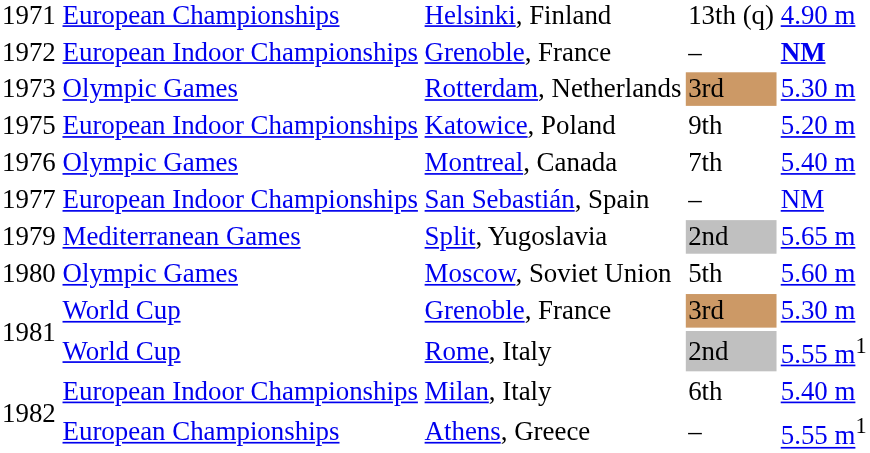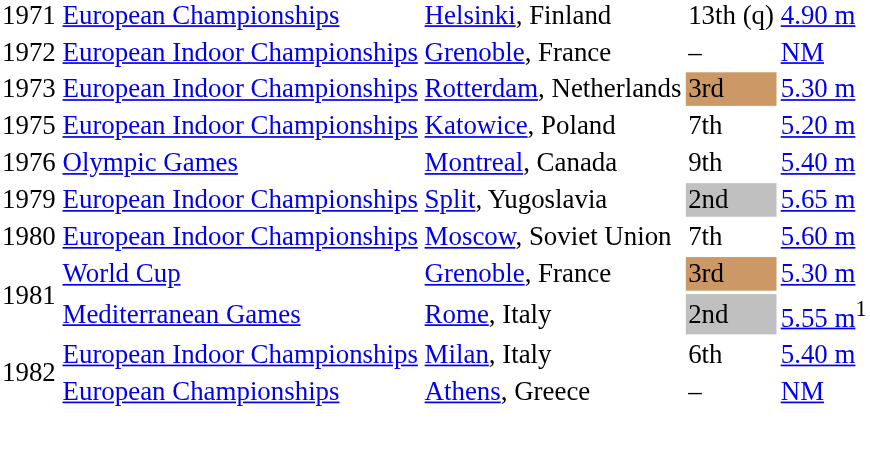(803, 51) bold -> (802, 51) normal
(150, 88) Olympic Games -> (240, 88) European Indoor Championships
(705, 125) 9th -> (705, 125) 7th
(705, 162) 7th -> (705, 162) 9th
- row: (29, 199)
(182, 236) Mediterranean Games -> (240, 199) European Indoor Championships
(150, 273) Olympic Games -> (240, 236) European Indoor Championships
(705, 273) 5th -> (705, 236) 7th
(122, 351) World Cup -> (182, 314) Mediterranean Games
(824, 432) 5.55 m1 -> (802, 391) NM
